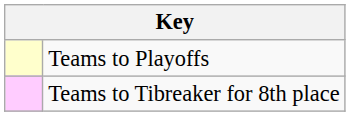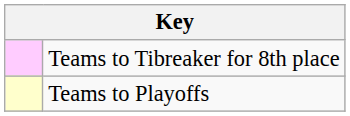rows swapped: (129, 57) <-> (194, 93)
